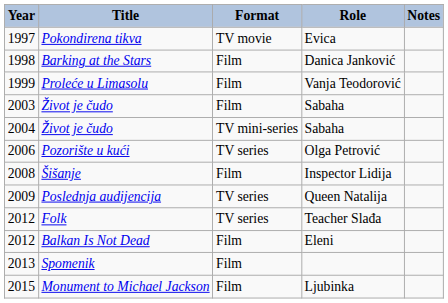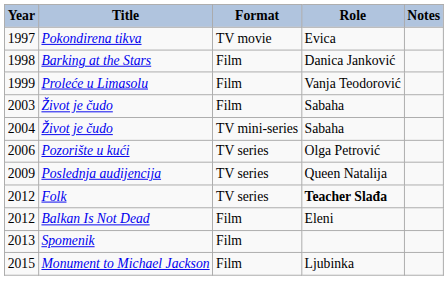- row: (61, 174)
(343, 219) normal -> (346, 196) bold
